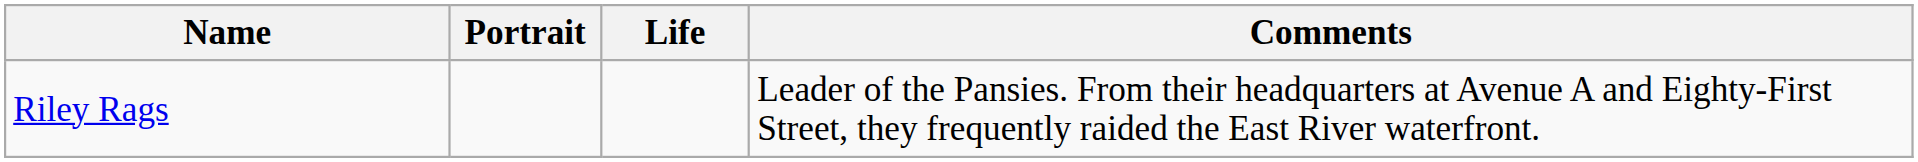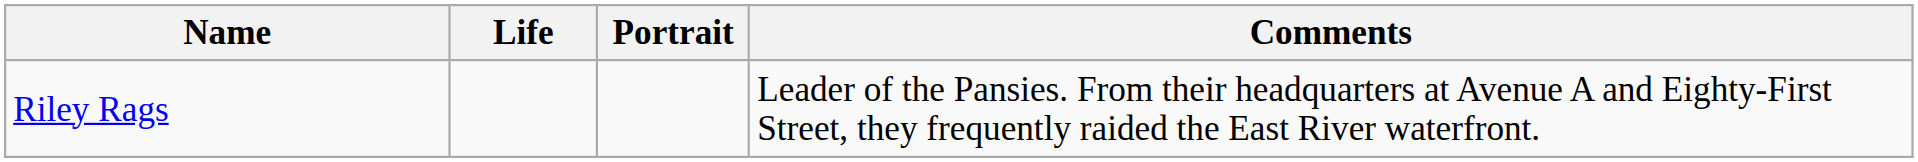columns swapped: (525, 32) <-> (675, 32)
